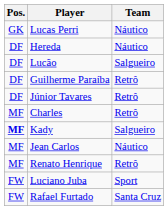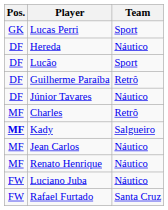(131, 29) Náutico -> (126, 29) Sport
(135, 63) Salgueiro -> (126, 63) Sport
(126, 96) Retrô -> (131, 96) Náutico
(126, 163) Retrô -> (131, 163) Náutico
(126, 180) Sport -> (131, 180) Náutico
